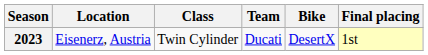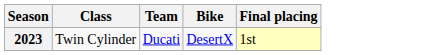- column: (103, 16)
